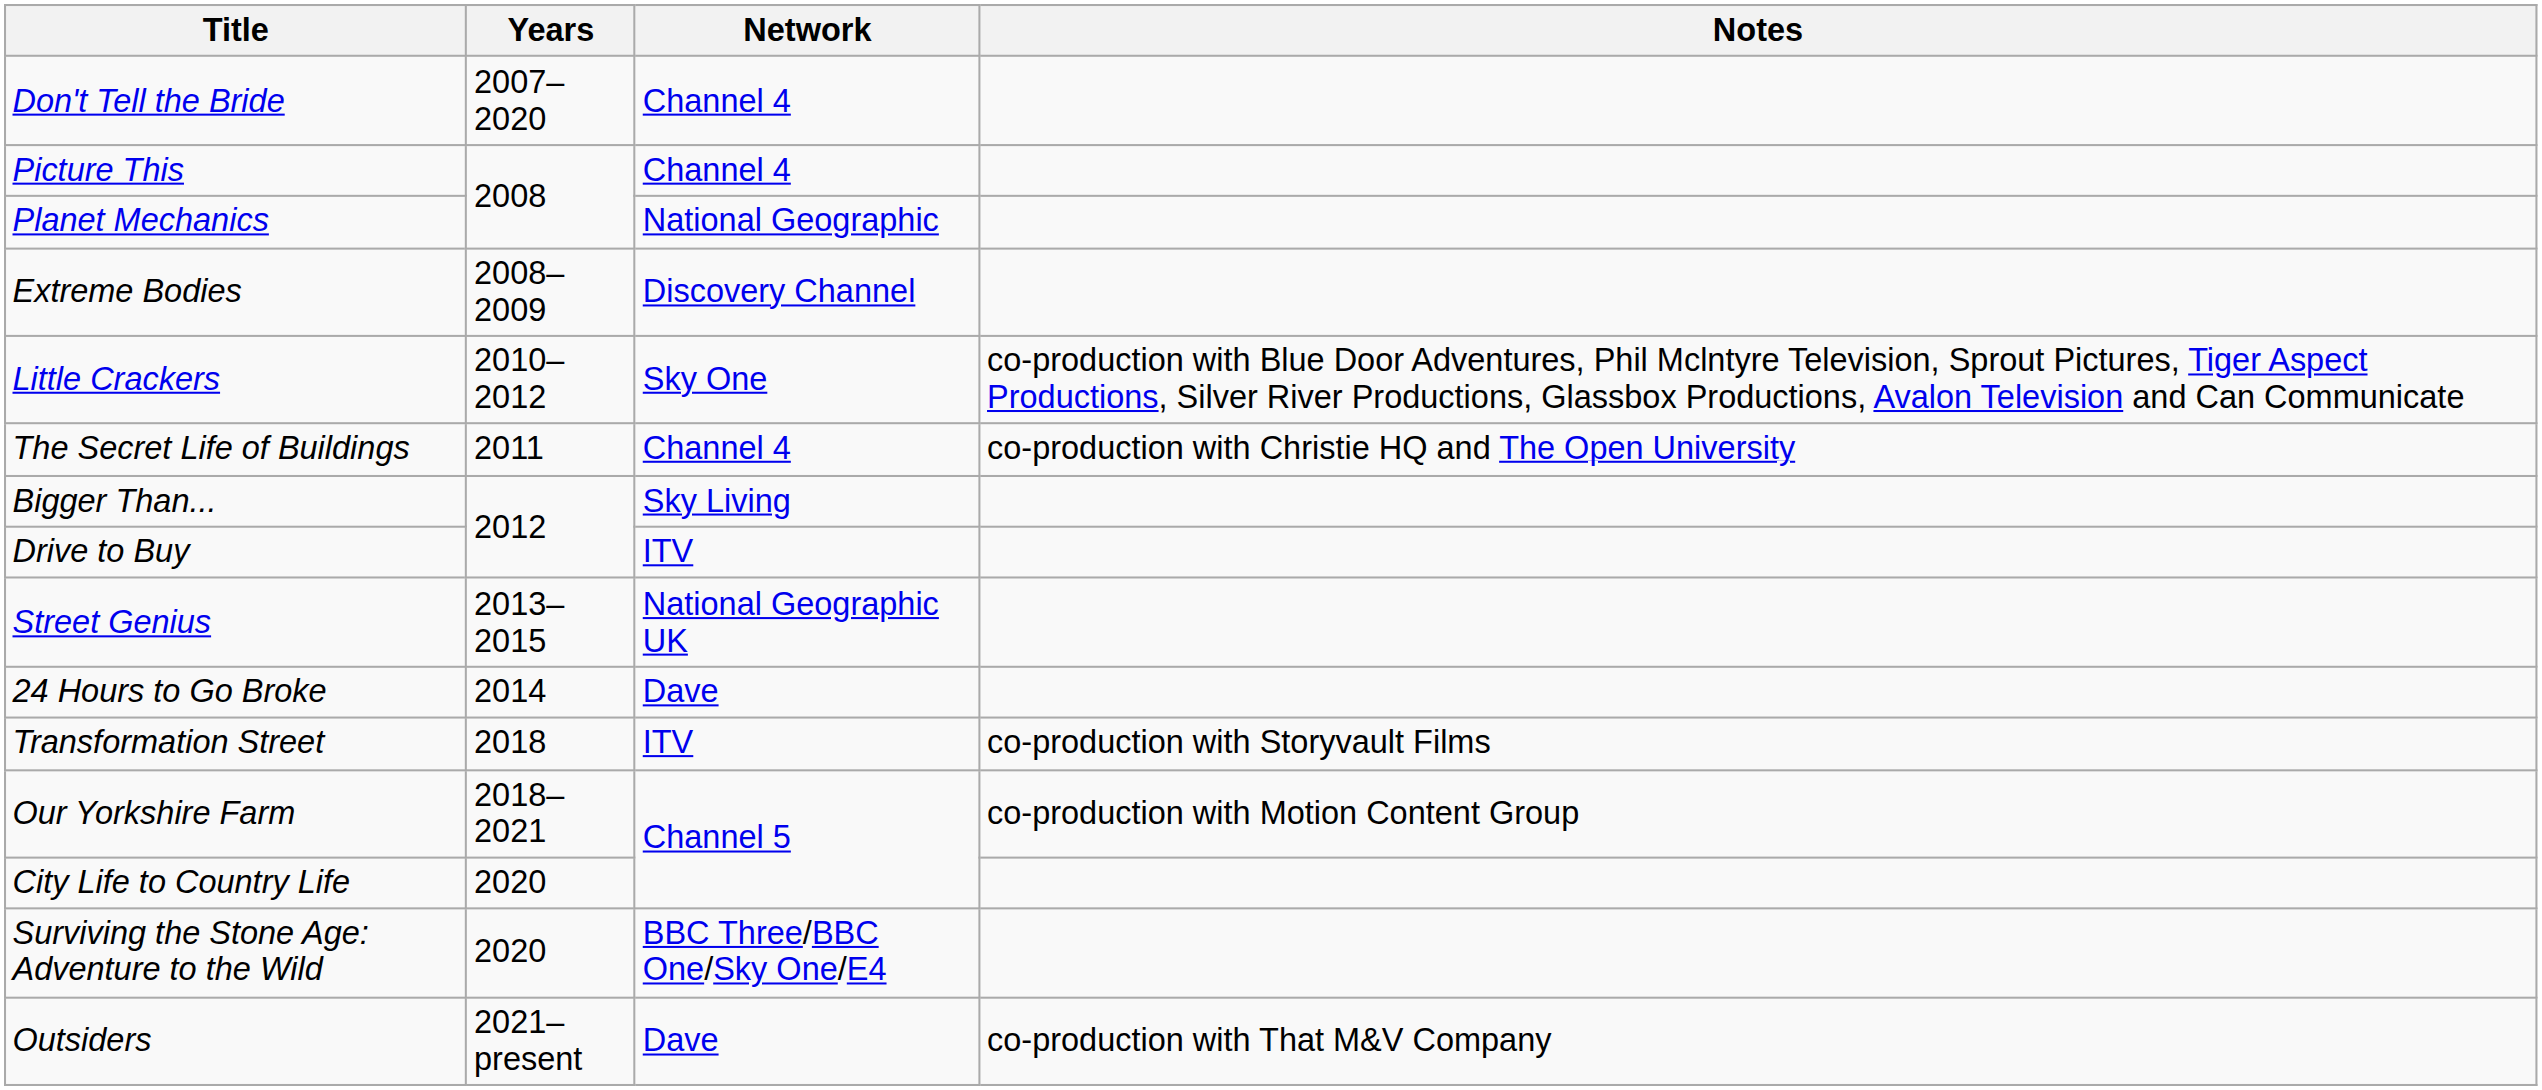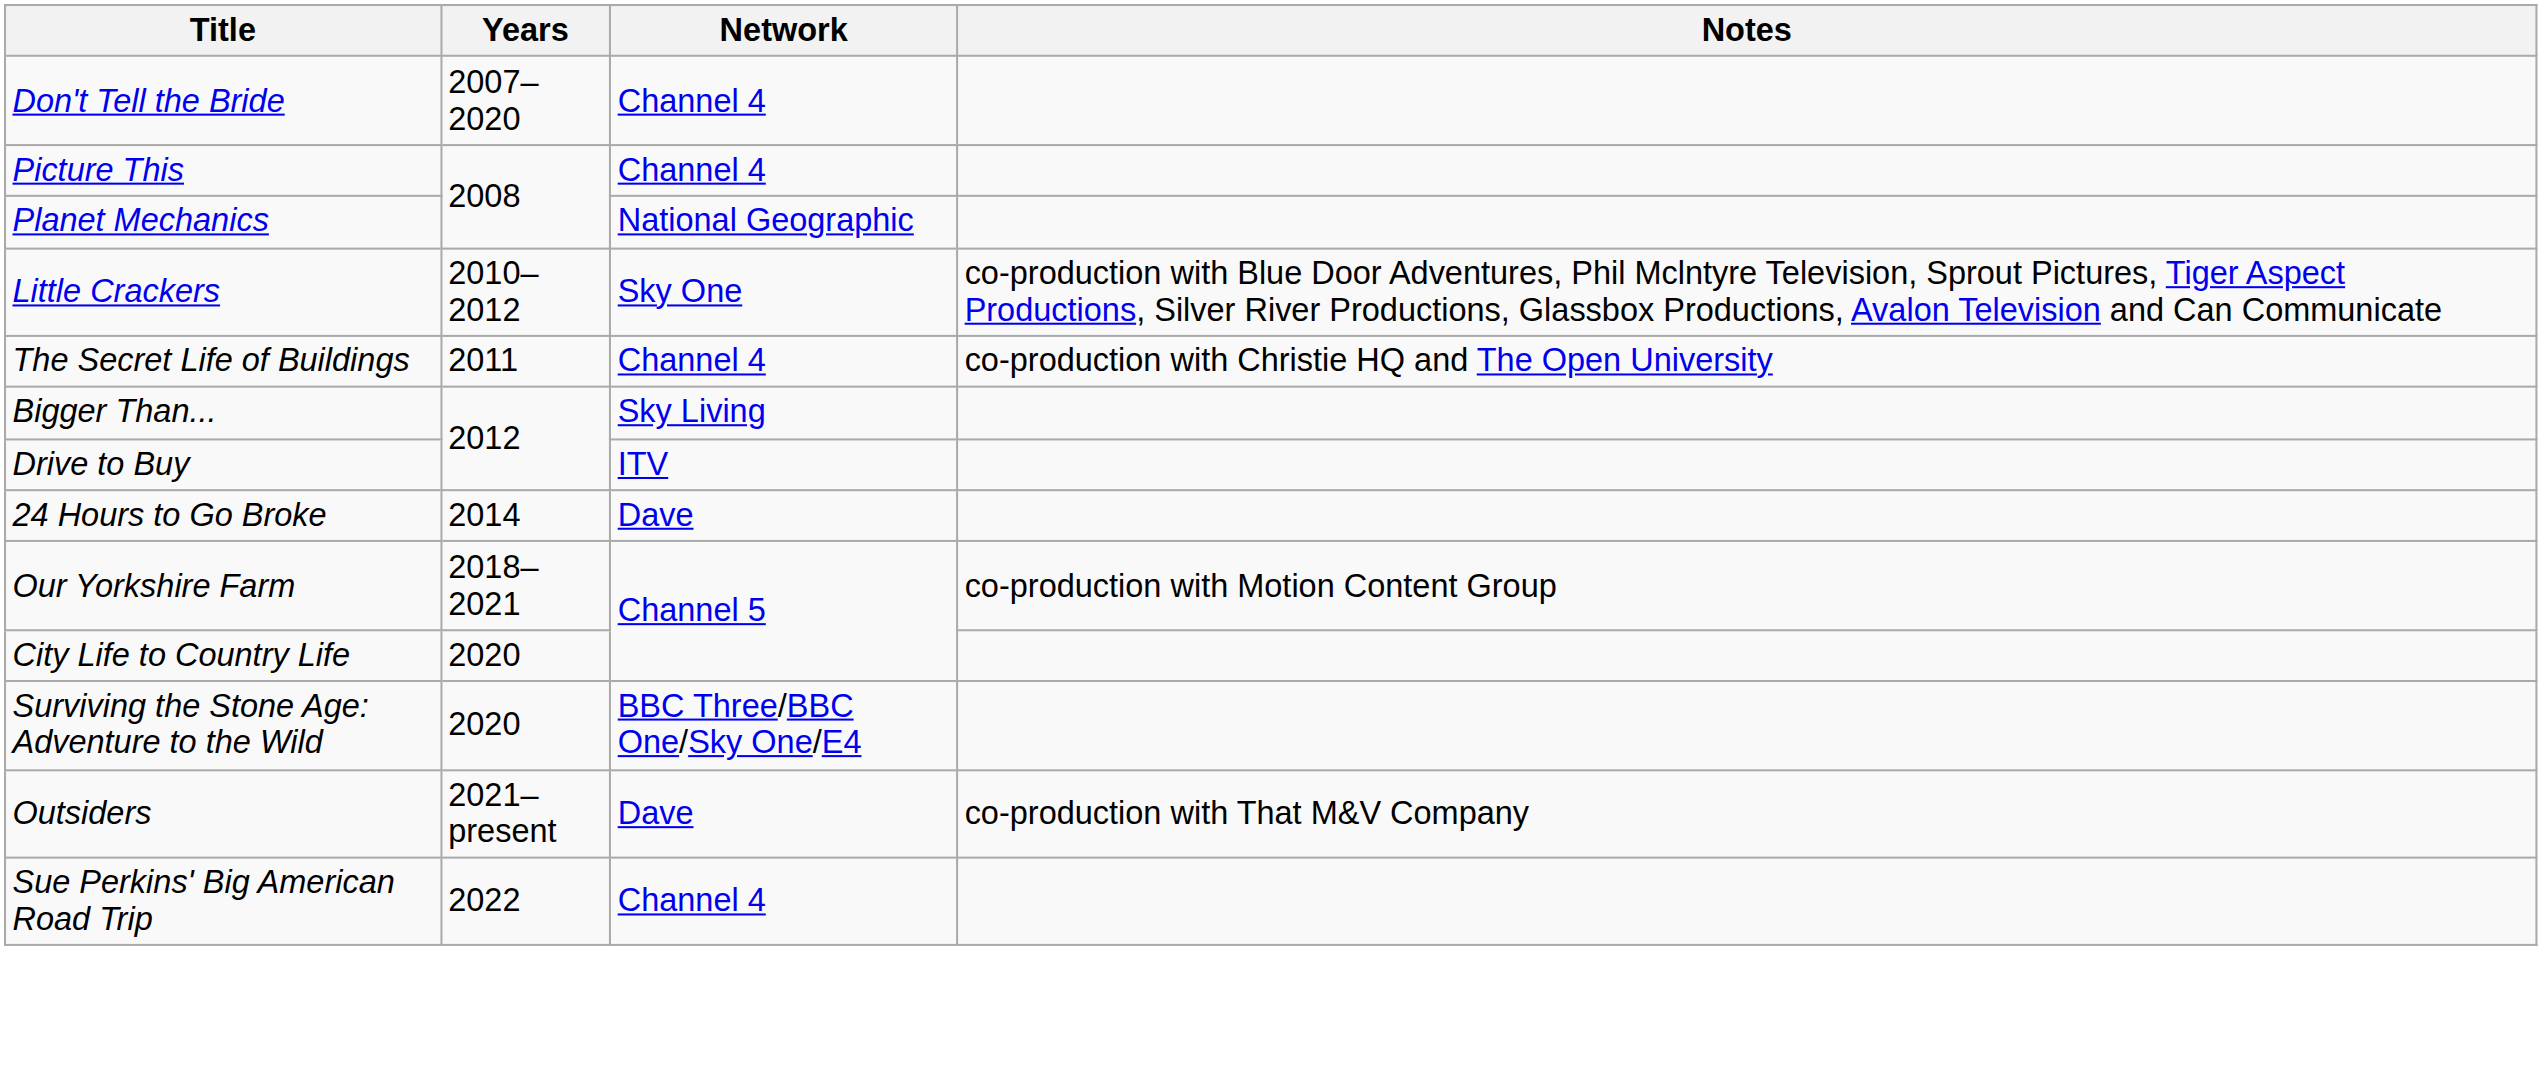- row: (127, 291)
- row: (112, 621)
- row: (168, 743)
+ row: (204, 900)
